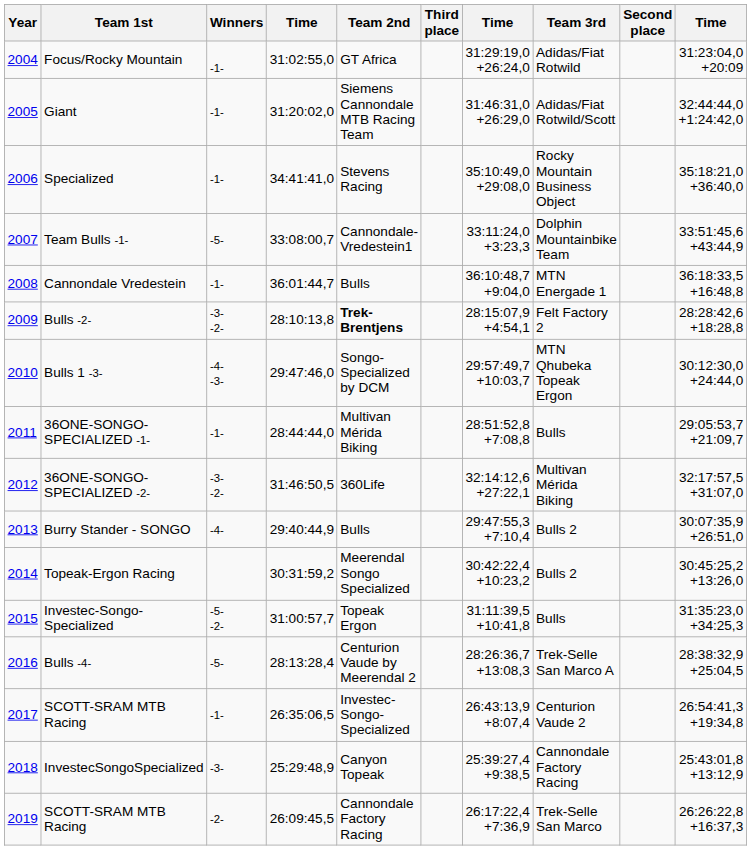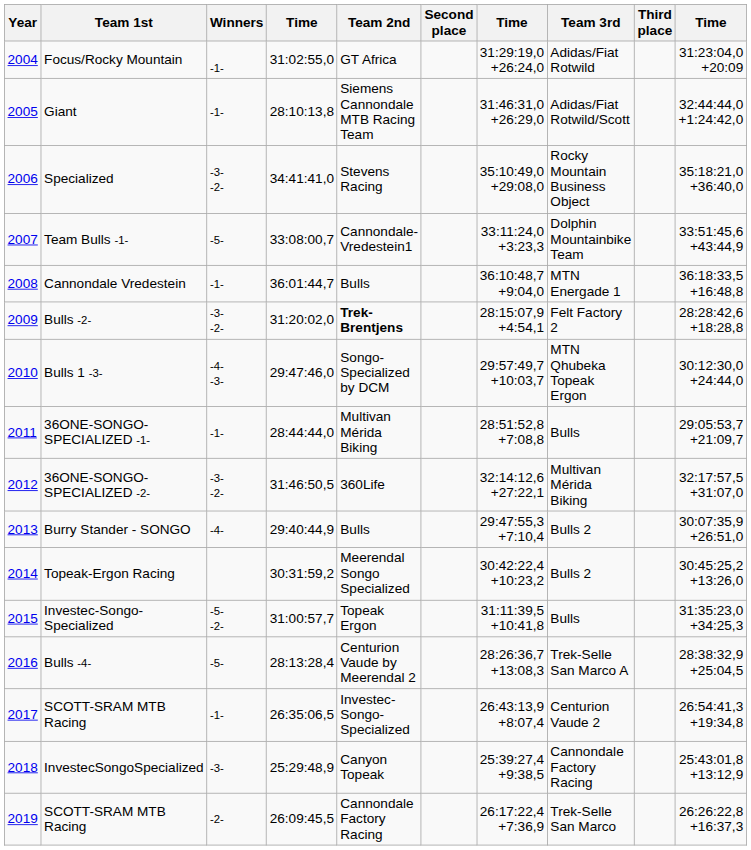columns swapped: (648, 22) <-> (442, 22)
(302, 111) 31:20:02,0 -> (302, 111) 28:10:13,8
(217, 180) -1- -> (217, 180) -3- -2-
(302, 320) 28:10:13,8 -> (302, 320) 31:20:02,0
